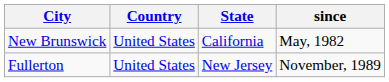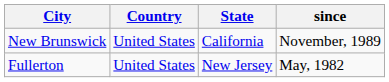(312, 40) May, 1982 -> (330, 40) November, 1989
(330, 64) November, 1989 -> (312, 64) May, 1982
